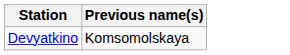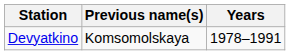+ column: (246, 15)
